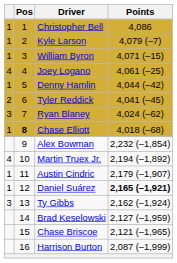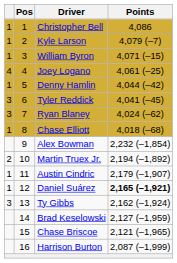(9, 100) 2 -> (9, 100) 3
(24, 129) bold -> (24, 129) normal
(9, 159) 4 -> (9, 159) 2
